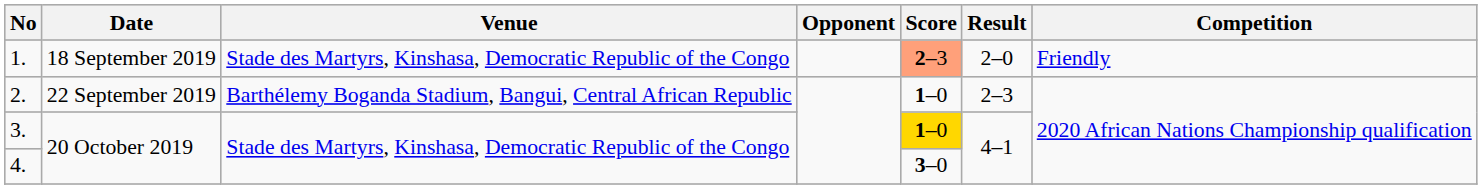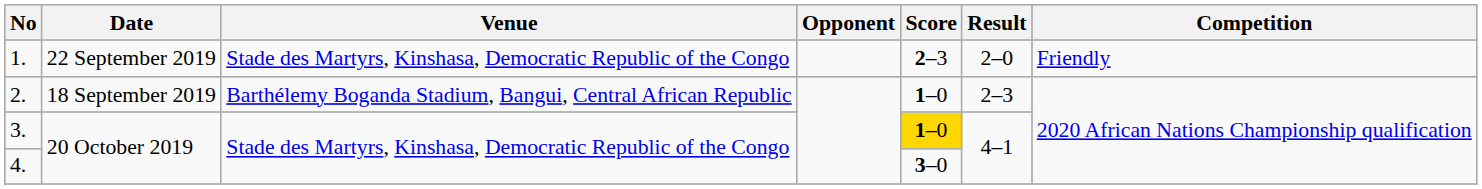(131, 57) 18 September 2019 -> (131, 57) 22 September 2019
(931, 57) lightsalmon background -> (931, 57) no background
(131, 93) 22 September 2019 -> (131, 93) 18 September 2019
